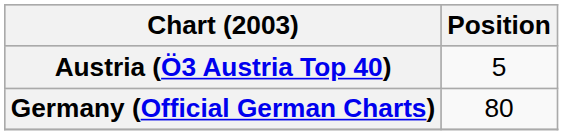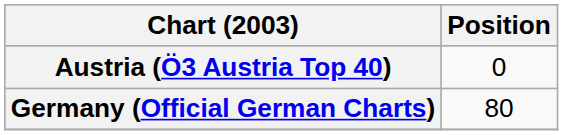(499, 66) 5 -> (499, 66) 0
